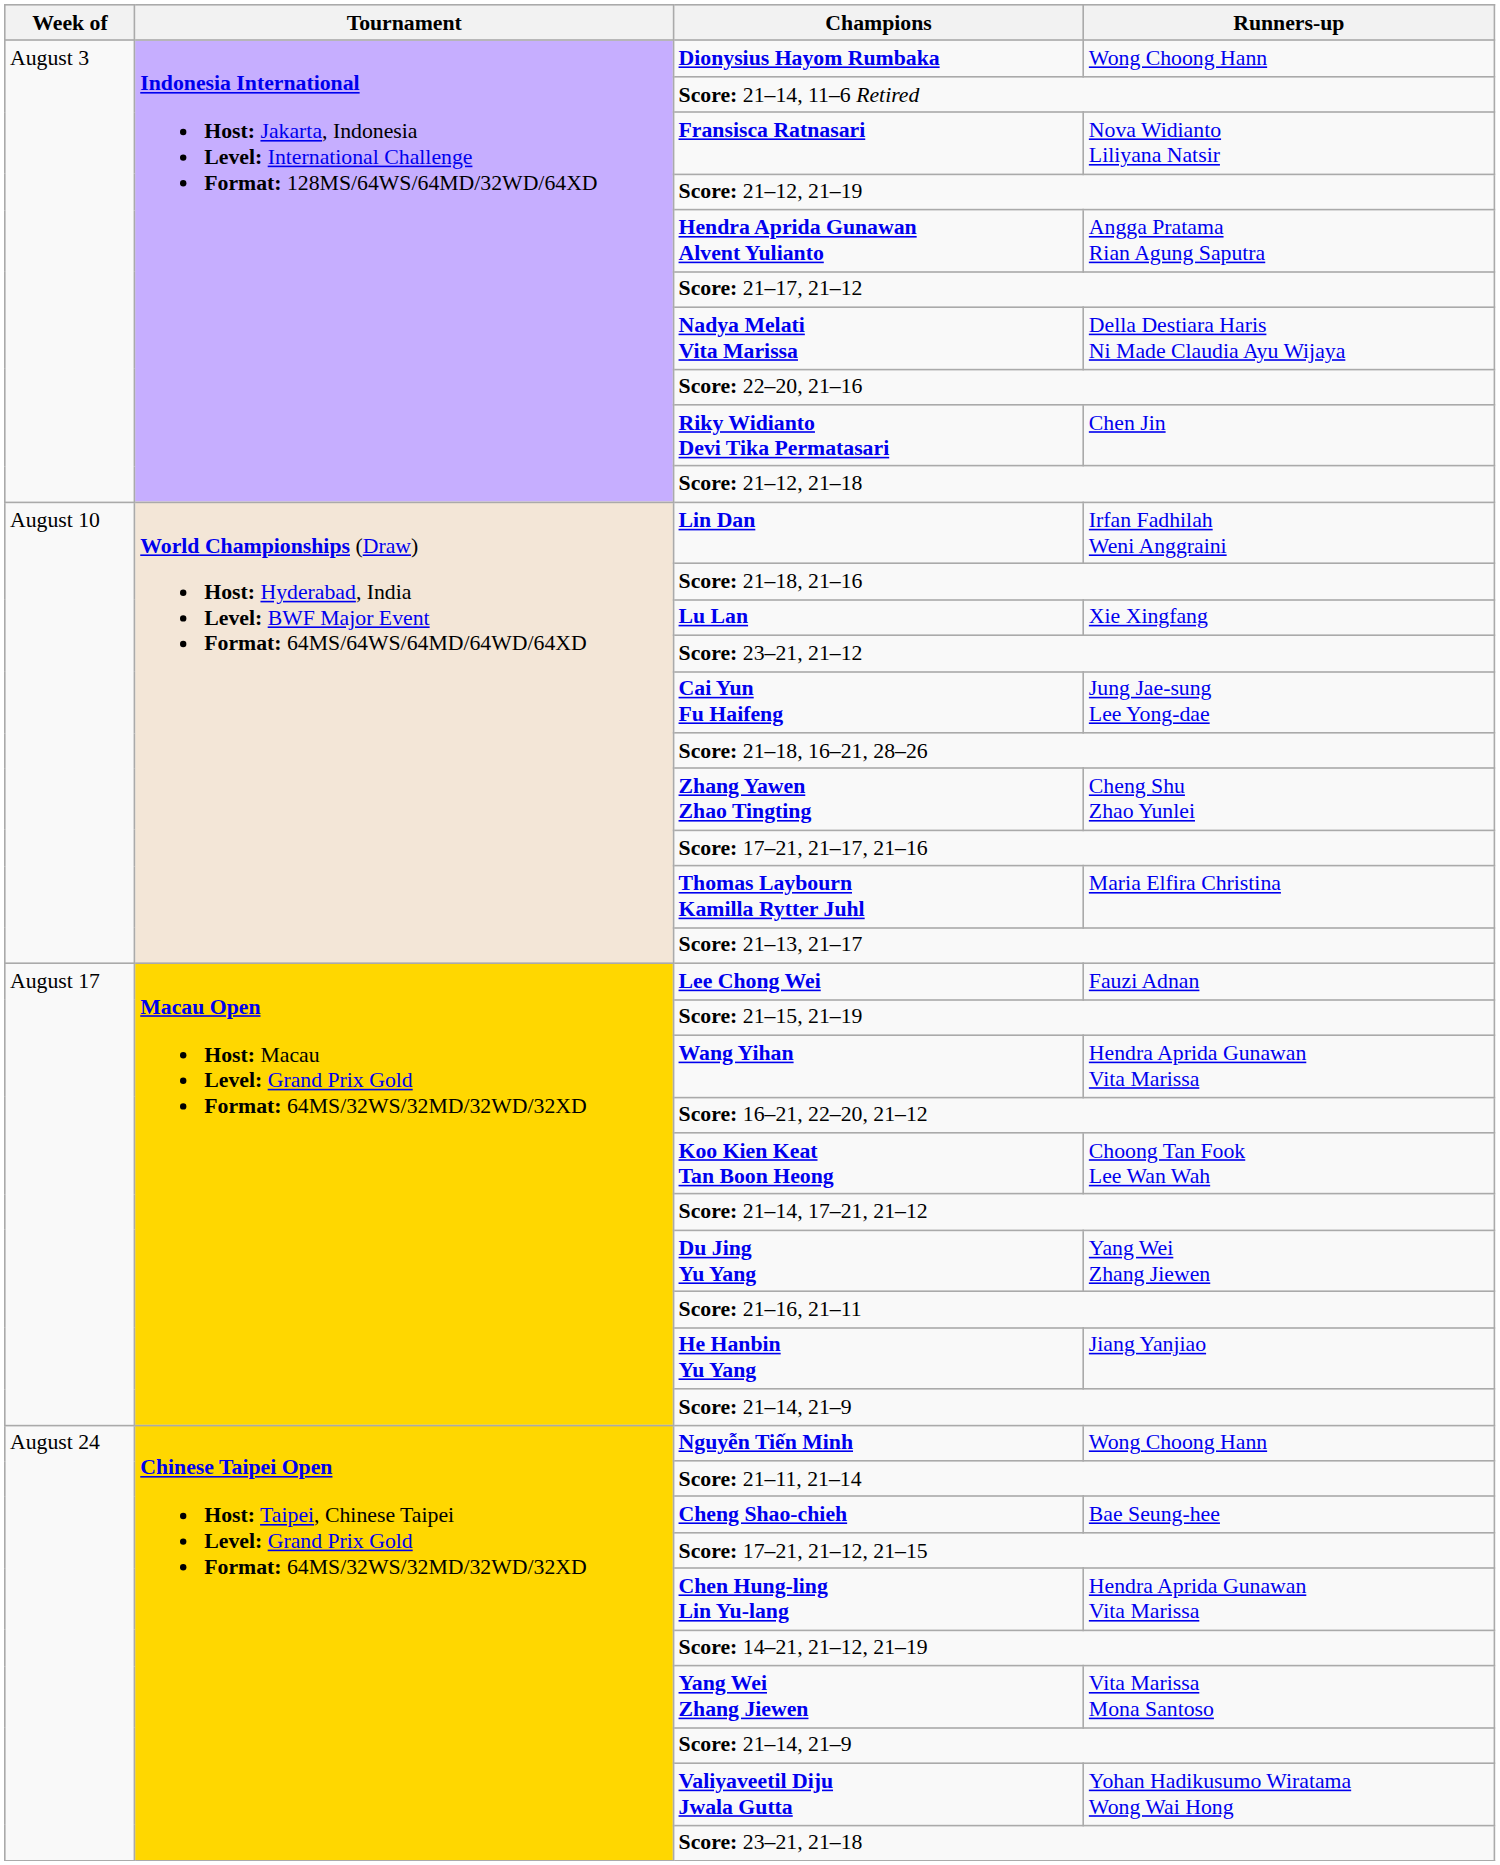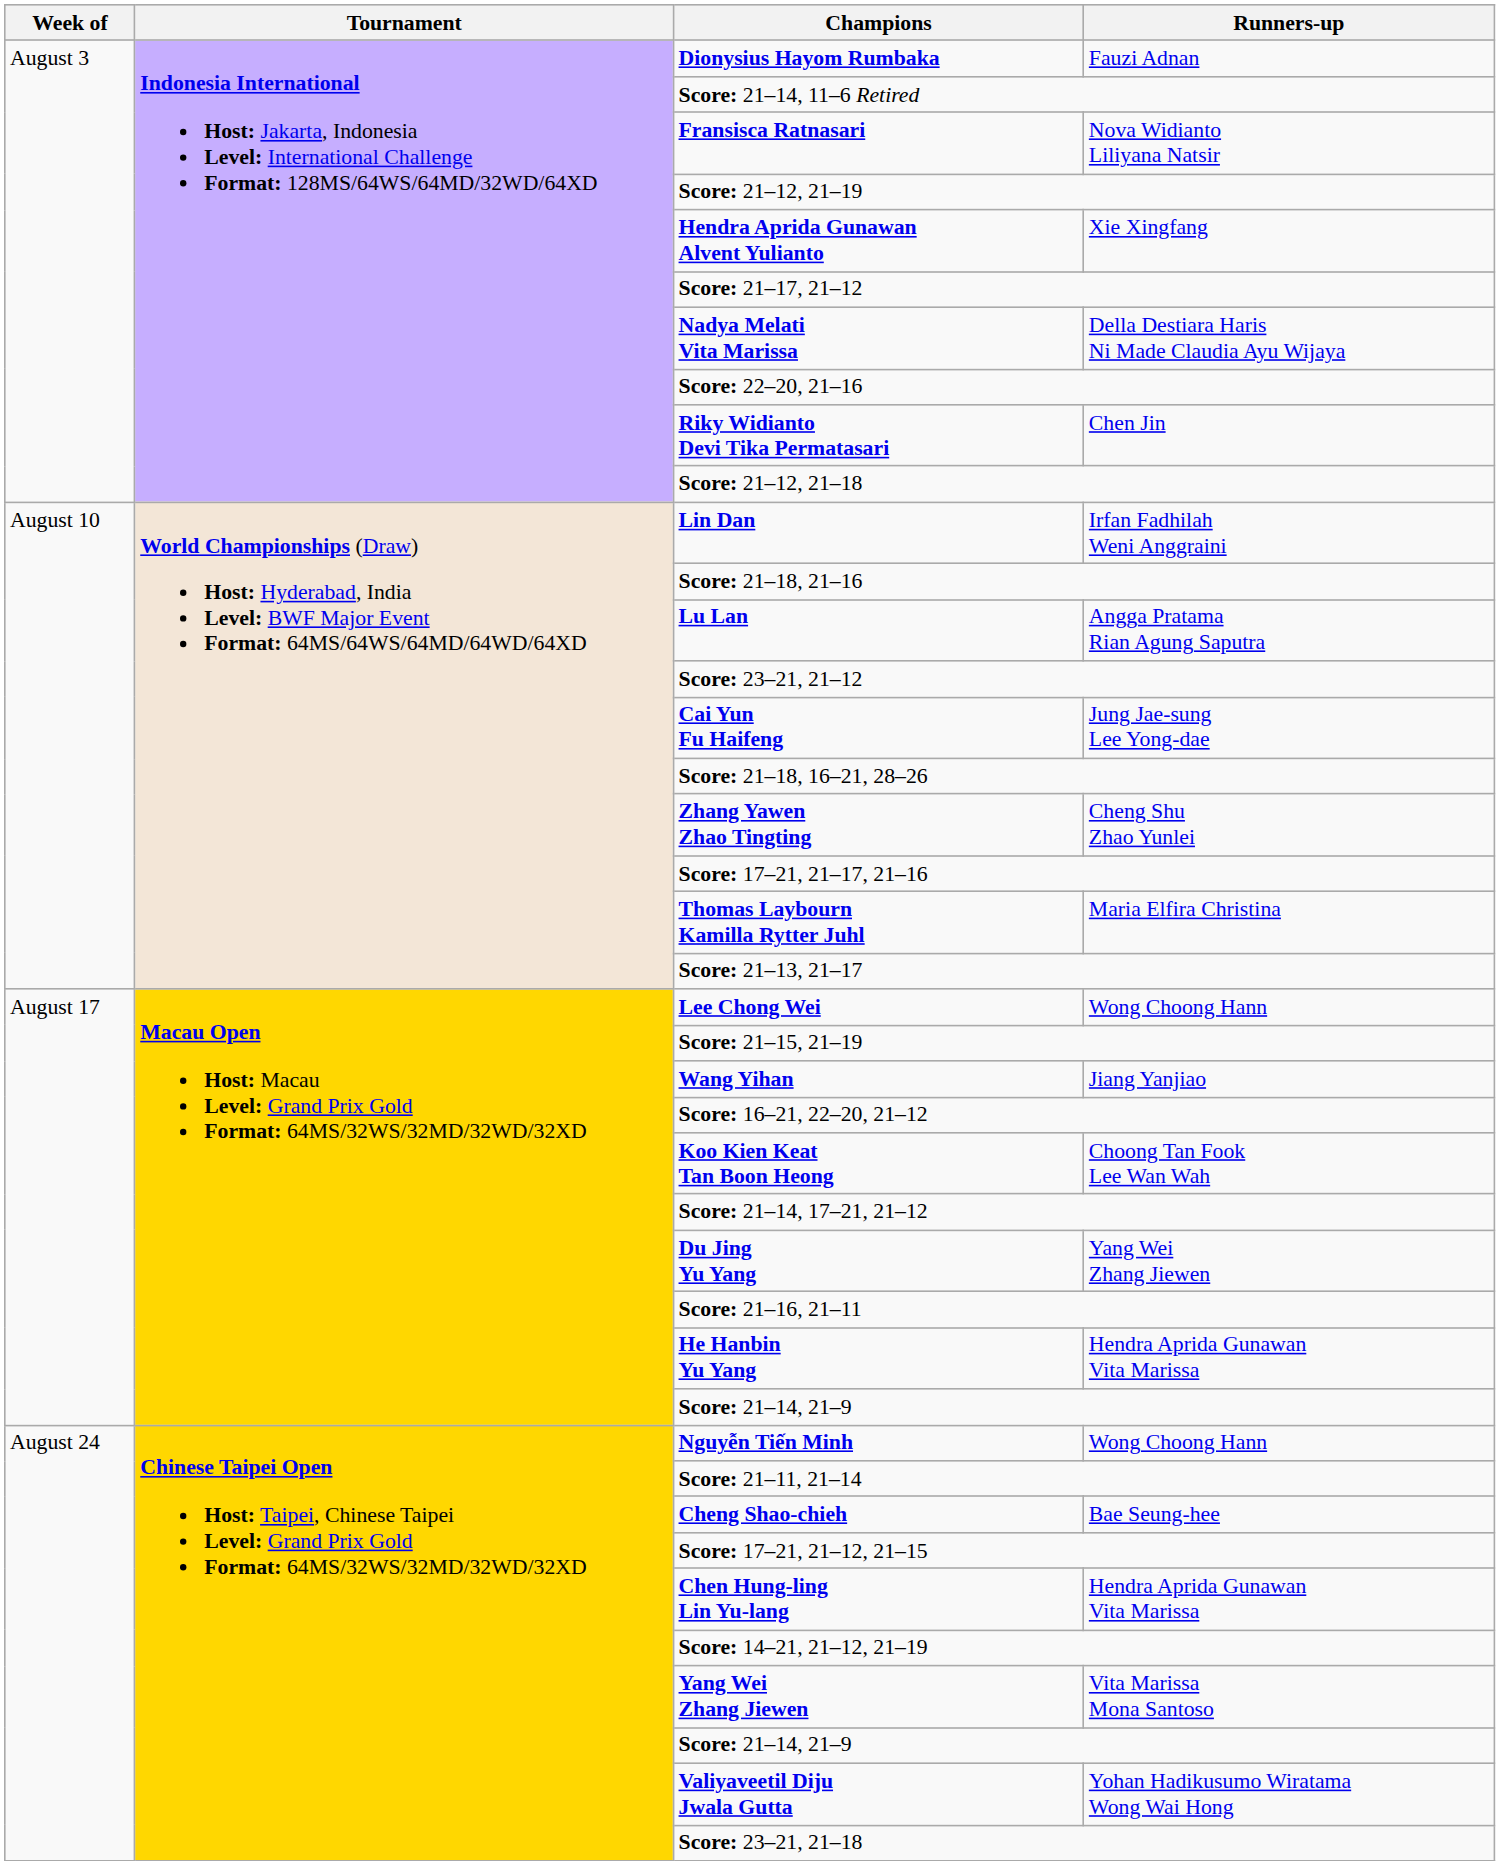(1178, 57) Wong Choong Hann -> (1144, 57) Fauzi Adnan
(1177, 239) Angga Pratama Rian Agung Saputra -> (1148, 227) Xie Xingfang
(1148, 616) Xie Xingfang -> (1177, 629) Angga Pratama Rian Agung Saputra
(1144, 980) Fauzi Adnan -> (1178, 1006) Wong Choong Hann
(1198, 1065) Hendra Aprida Gunawan Vita Marissa -> (1147, 1078) Jiang Yanjiao
(1147, 1344) Jiang Yanjiao -> (1198, 1357) Hendra Aprida Gunawan Vita Marissa
